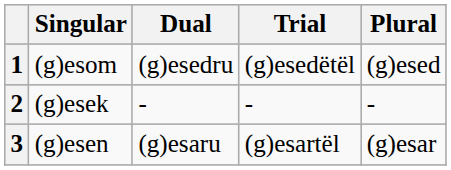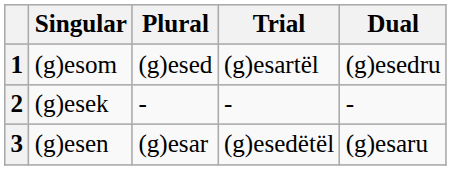columns swapped: (186, 24) <-> (404, 24)
(300, 64) (g)esedëtël -> (271, 64) (g)esartël
(292, 143) (g)esartël -> (279, 143) (g)esedëtël
